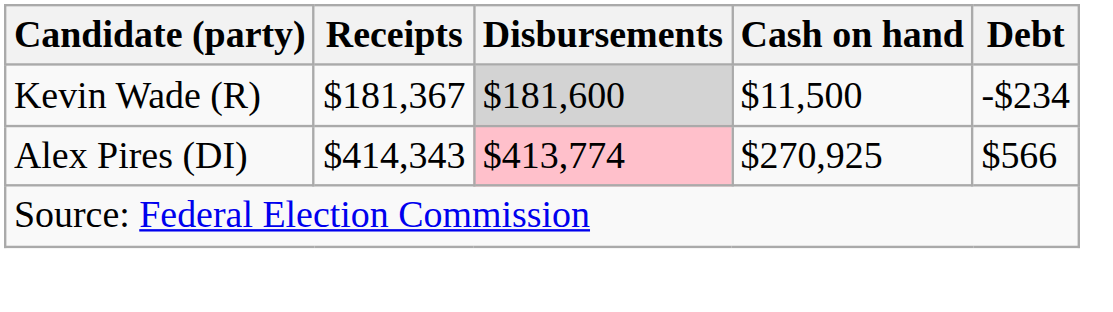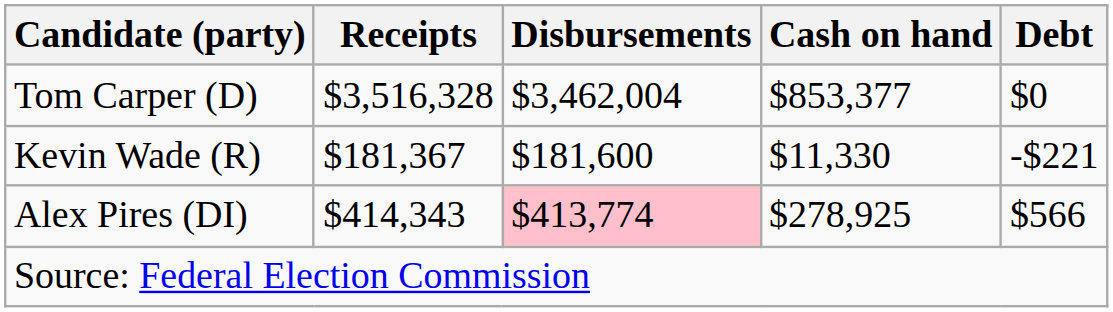+ row: (136, 94)
(554, 94) lightgrey background -> (582, 154) no background
(801, 94) $11,500 -> (830, 154) $11,330
(1026, 94) -$234 -> (1054, 154) -$221
(812, 154) $270,925 -> (840, 214) $278,925
